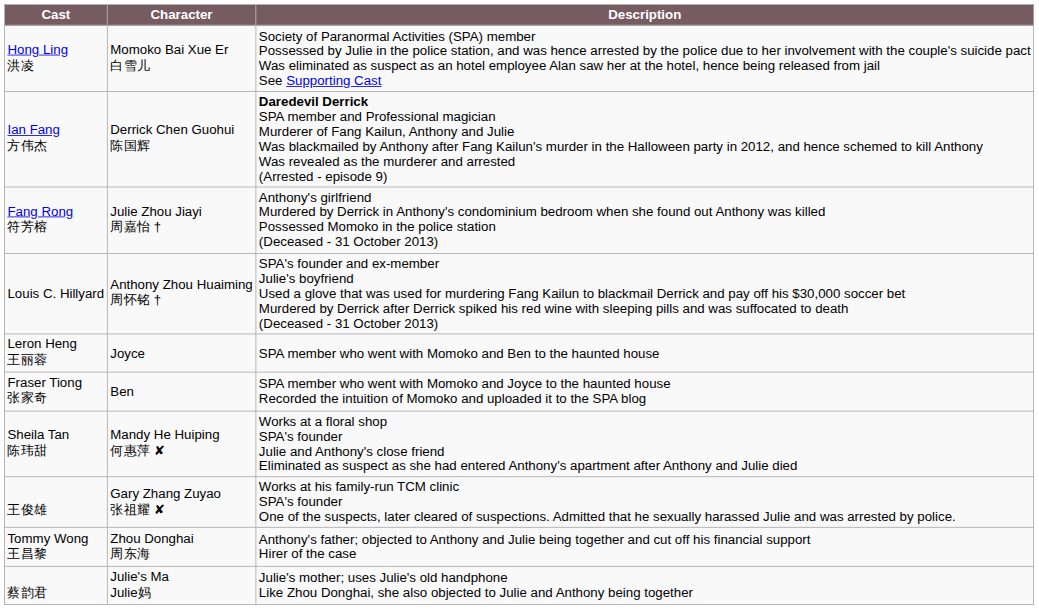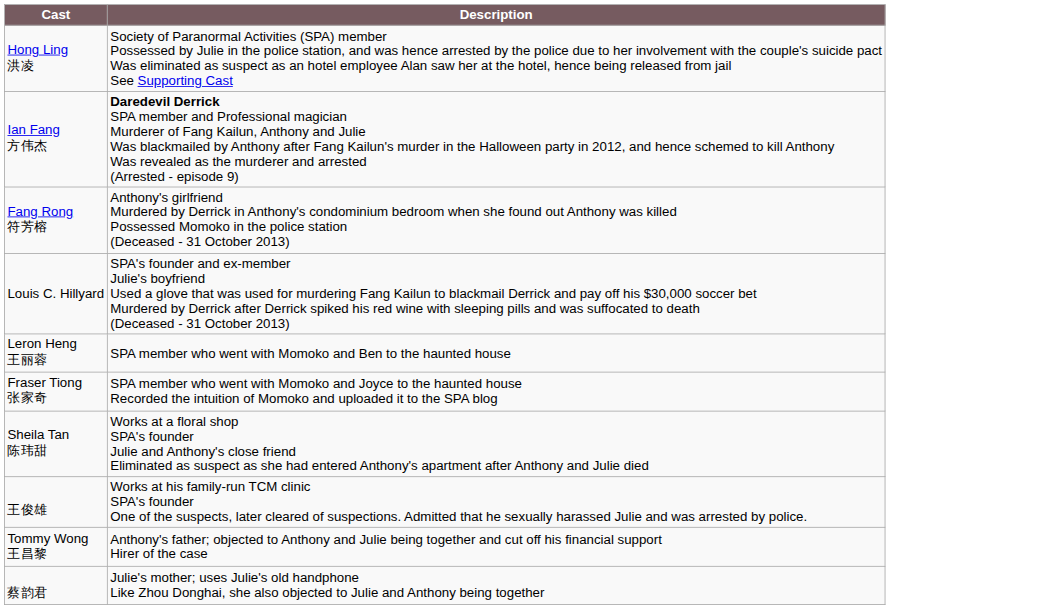- column: (182, 15)
